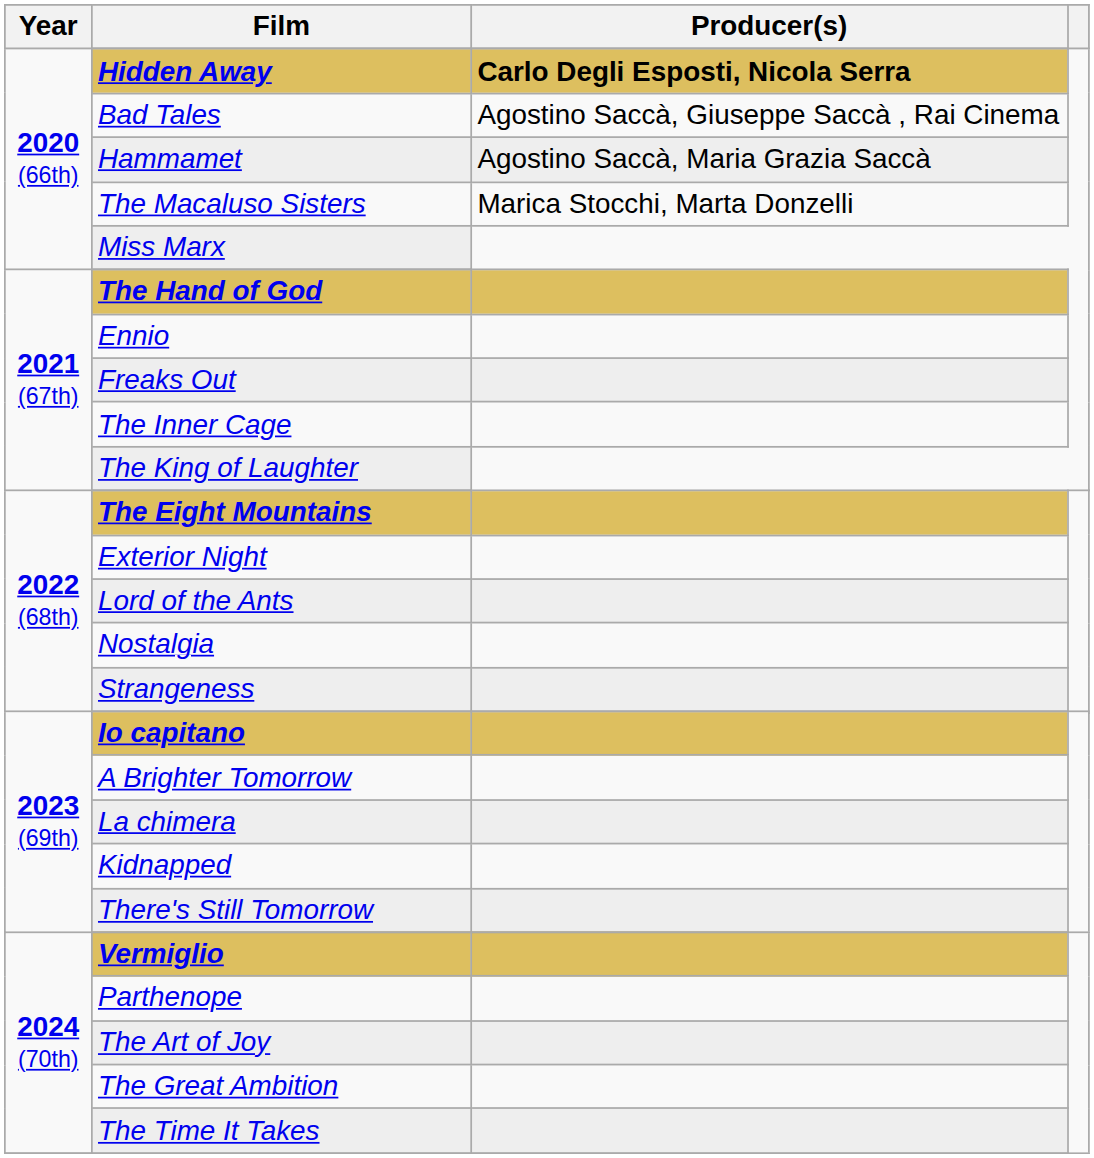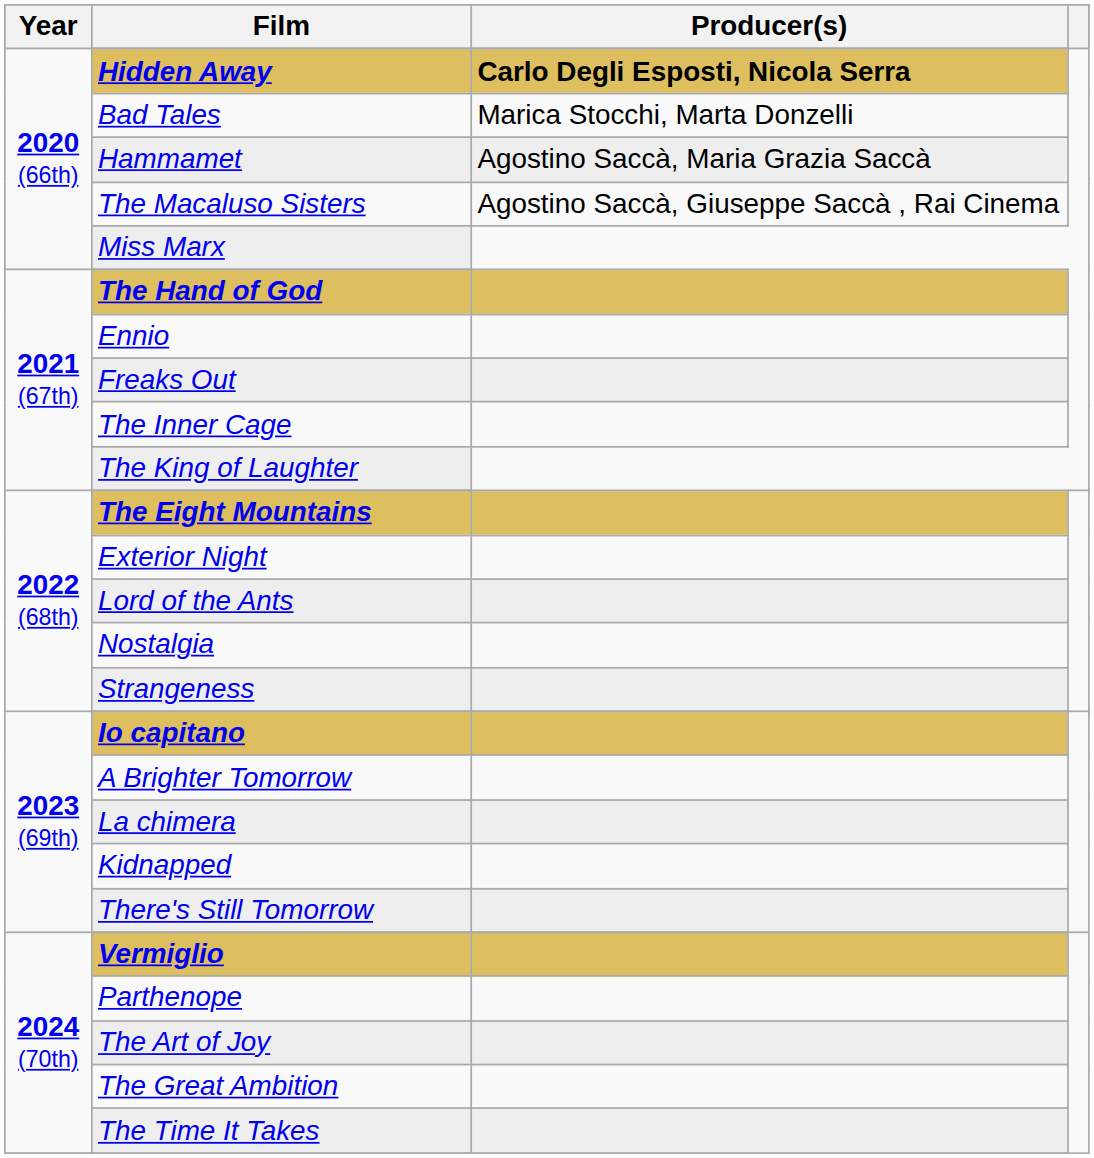(768, 114) Agostino Saccà, Giuseppe Saccà , Rai Cinema -> (665, 114) Marica Stocchi, Marta Donzelli
(665, 203) Marica Stocchi, Marta Donzelli -> (768, 203) Agostino Saccà, Giuseppe Saccà , Rai Cinema
